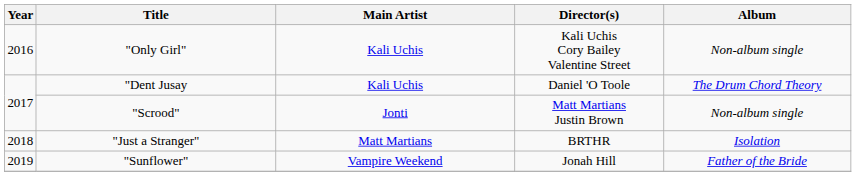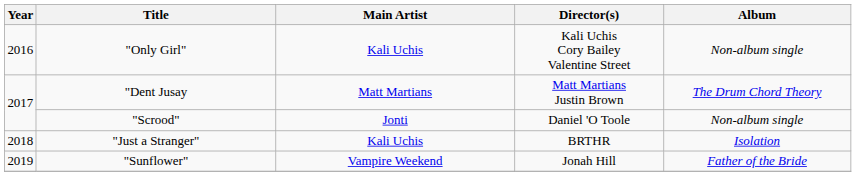(395, 85) Kali Uchis -> (395, 92) Matt Martians
(589, 85) Daniel 'O Toole -> (589, 92) Matt Martians Justin Brown
(589, 112) Matt Martians Justin Brown -> (589, 120) Daniel 'O Toole
(395, 140) Matt Martians -> (395, 140) Kali Uchis
